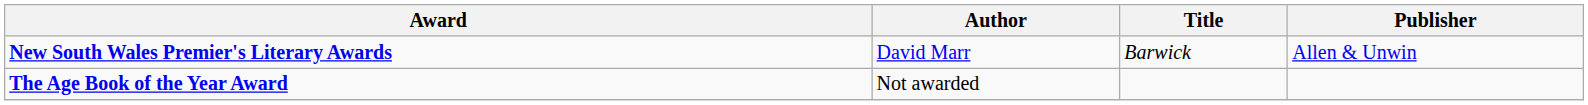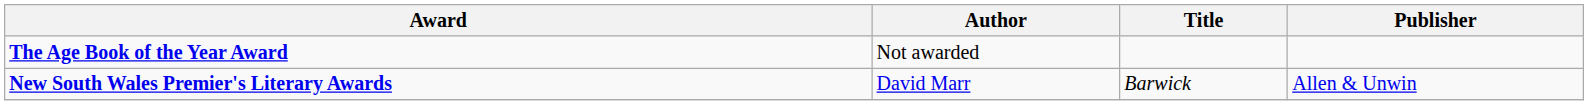rows swapped: (148, 83) <-> (201, 52)
